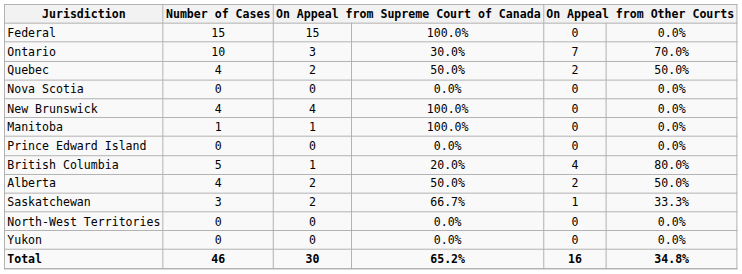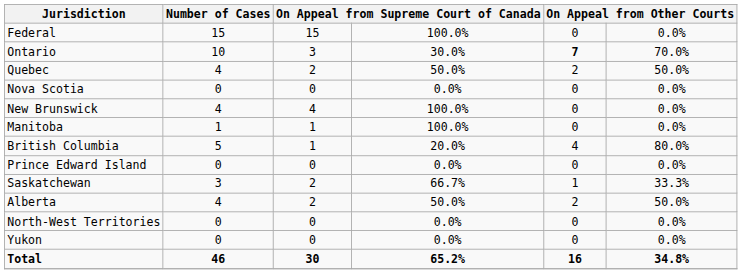(575, 52) normal -> (575, 52) bold
rows swapped: (63, 165) <-> (77, 146)
rows swapped: (49, 202) <-> (32, 184)
